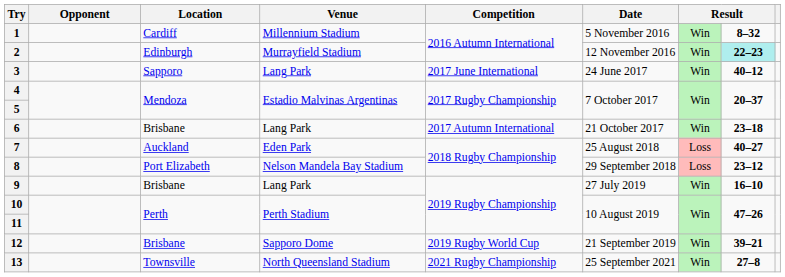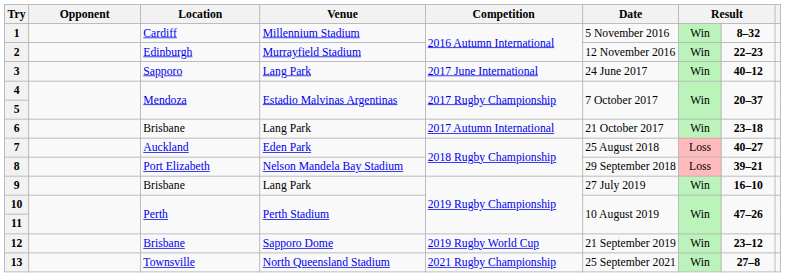(748, 52) paleturquoise background -> (748, 52) no background
(748, 167) 23–12 -> (748, 167) 39–21
(748, 243) 39–21 -> (748, 243) 23–12
